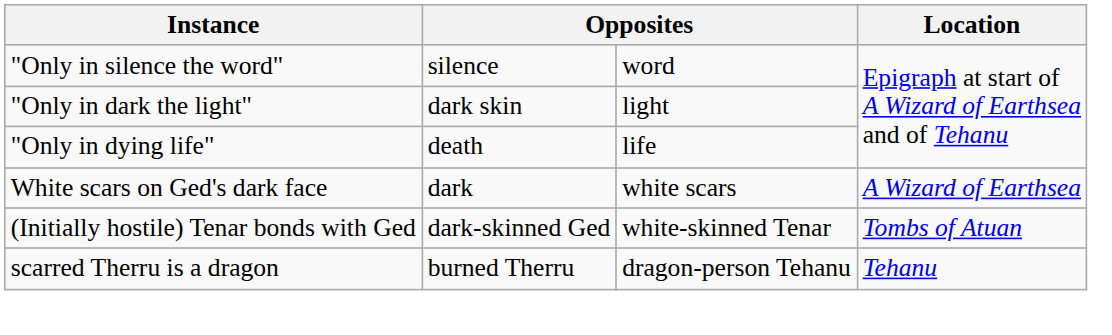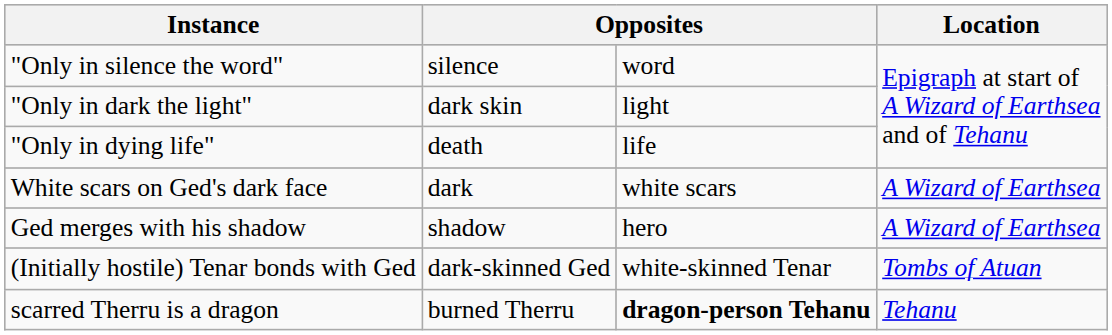+ row: (158, 227)
(737, 268) normal -> (746, 308) bold
